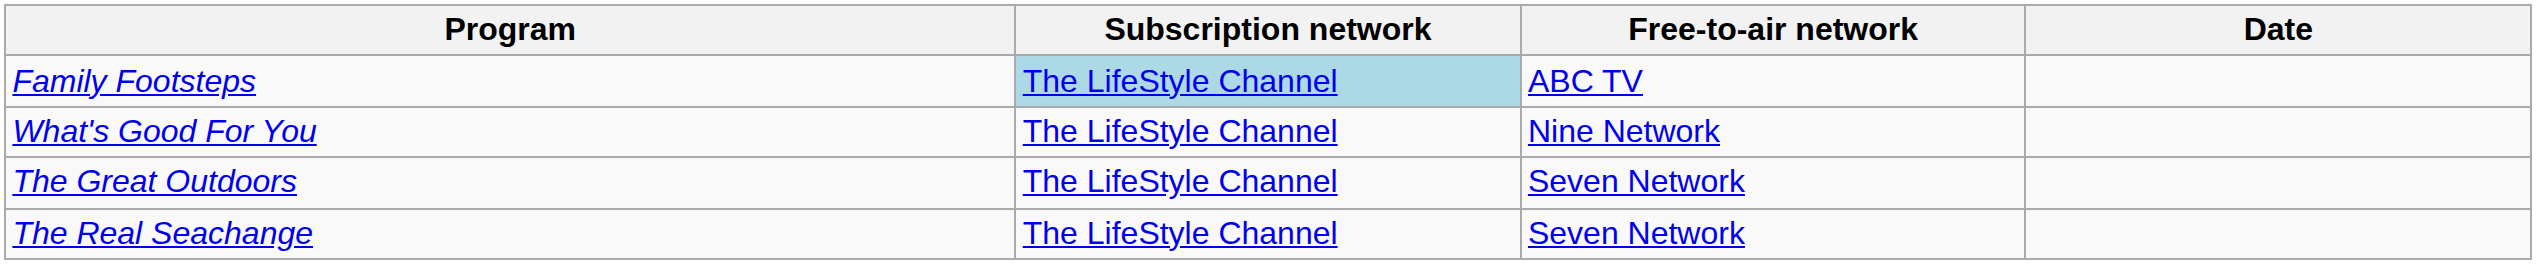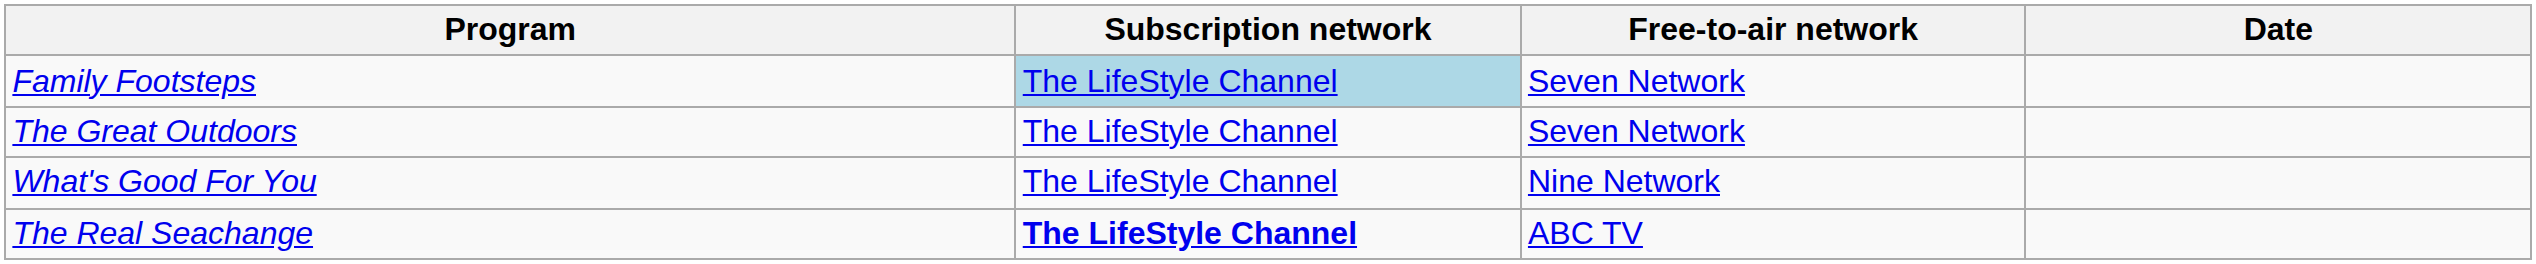(1585, 80) ABC TV -> (1636, 80) Seven Network
rows swapped: (155, 182) <-> (165, 131)
(1180, 232) normal -> (1190, 232) bold
(1636, 232) Seven Network -> (1585, 232) ABC TV
